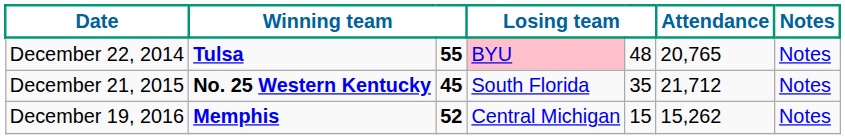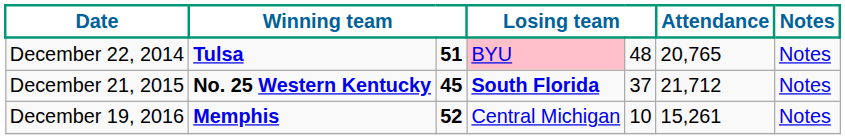(451, 54) 55 -> (451, 54) 51
(530, 85) normal -> (535, 85) bold
(640, 85) 35 -> (640, 85) 37
(640, 117) 15 -> (640, 117) 10
(691, 117) 15,262 -> (691, 117) 15,261
